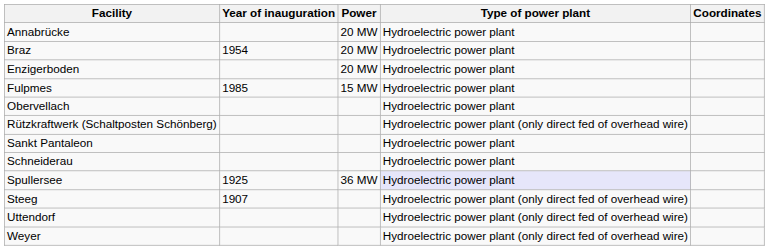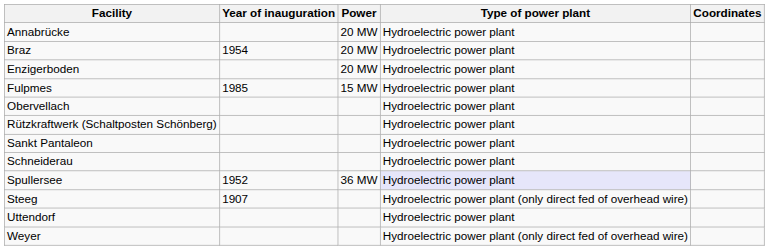(535, 124) Hydroelectric power plant (only direct fed of overhead wire) -> (449, 124) Hydroelectric power plant
(235, 180) 1925 -> (235, 180) 1952
(535, 217) Hydroelectric power plant (only direct fed of overhead wire) -> (449, 217) Hydroelectric power plant
